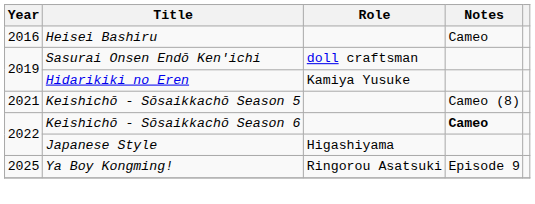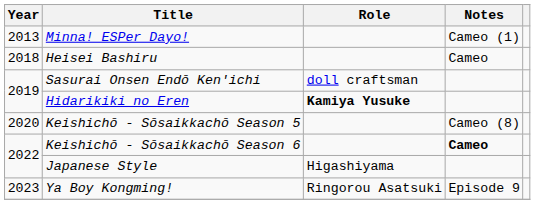+ row: (117, 37)
(24, 37) 2016 -> (24, 59) 2018
(359, 80) normal -> (359, 102) bold
(24, 102) 2021 -> (24, 123) 2020
(24, 167) 2025 -> (24, 188) 2023
